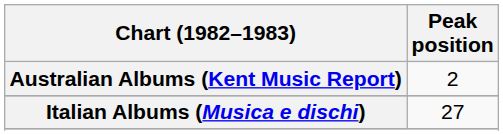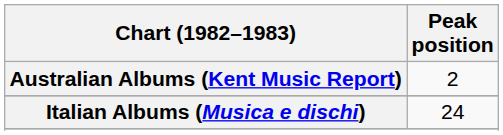(453, 111) 27 -> (453, 111) 24
